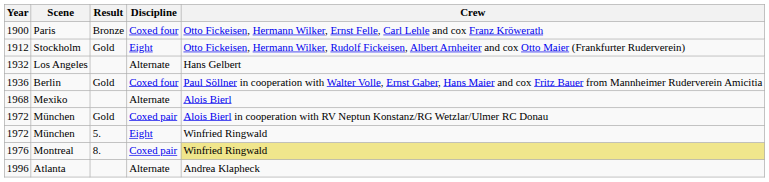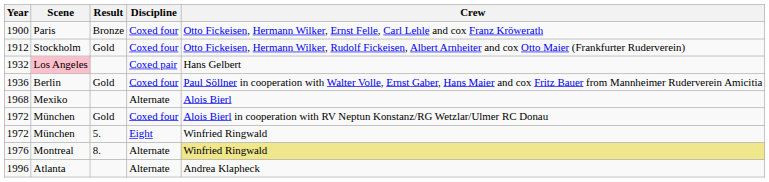(141, 47) Eight -> (154, 47) Coxed four
(61, 64) no background -> (61, 64) pink background
(149, 64) Alternate -> (153, 64) Coxed pair
(153, 116) Coxed pair -> (154, 116) Coxed four
(153, 151) Coxed pair -> (149, 151) Alternate
